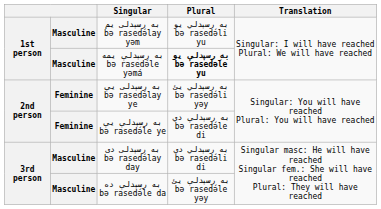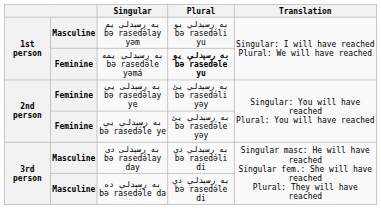(74, 64) Masculine -> (74, 64) Feminine
(201, 127) به رسېدلې دي bə rasedə́le di -> (201, 127) به رسېدلې یئ bə rasedə́le yəy
(201, 189) به رسېدلې یئ bə rasedə́le yəy -> (201, 189) به رسېدلې دي bə rasedə́le di
